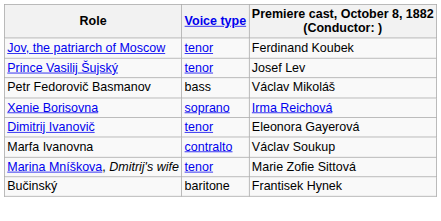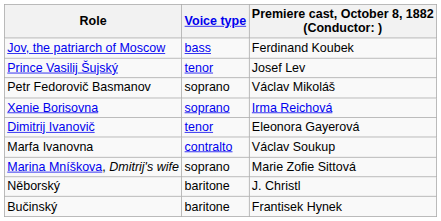(199, 48) tenor -> (198, 48) bass
(198, 87) bass -> (207, 87) soprano
(199, 166) tenor -> (207, 166) soprano
+ row: (34, 186)
